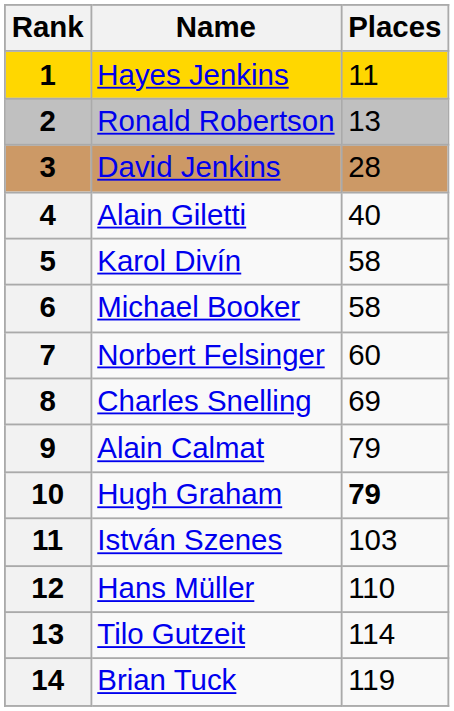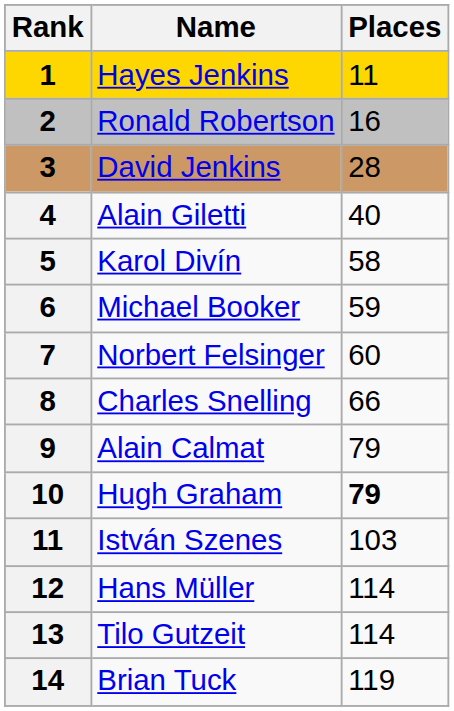(365, 121) 13 -> (365, 121) 16
(365, 307) 58 -> (365, 307) 59
(365, 401) 69 -> (365, 401) 66
(372, 588) 110 -> (372, 588) 114
